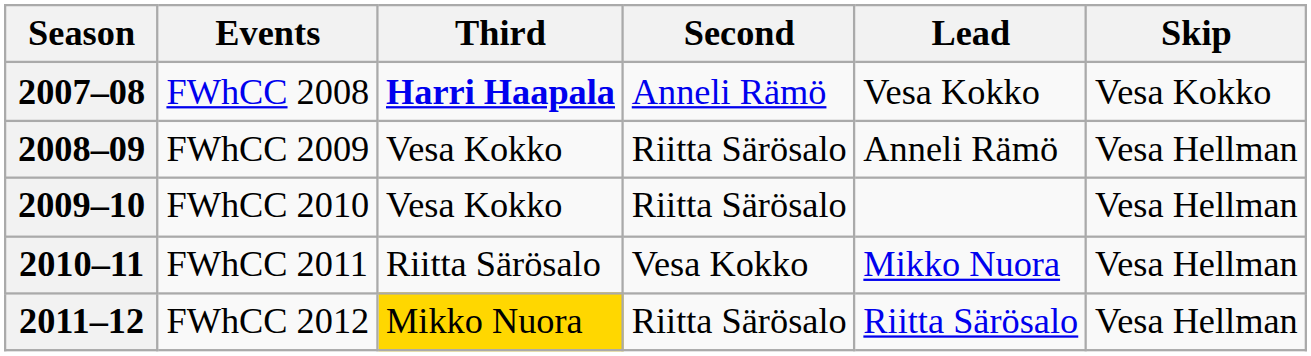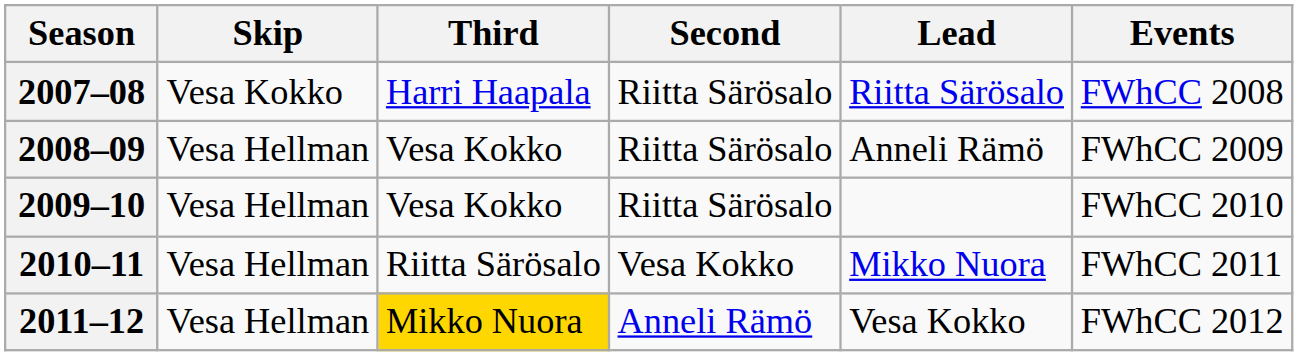columns swapped: (1196, 33) <-> (268, 33)
(501, 90) bold -> (488, 90) normal
(729, 90) Anneli Rämö -> (725, 90) Riitta Särösalo
(952, 90) Vesa Kokko -> (957, 90) Riitta Särösalo
(739, 321) Riitta Särösalo -> (715, 321) Anneli Rämö
(971, 321) Riitta Särösalo -> (937, 321) Vesa Kokko
